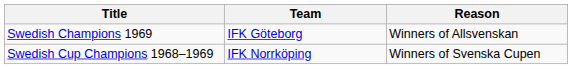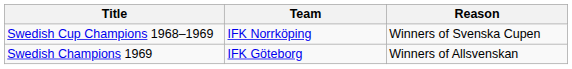rows swapped: (80, 34) <-> (110, 53)
